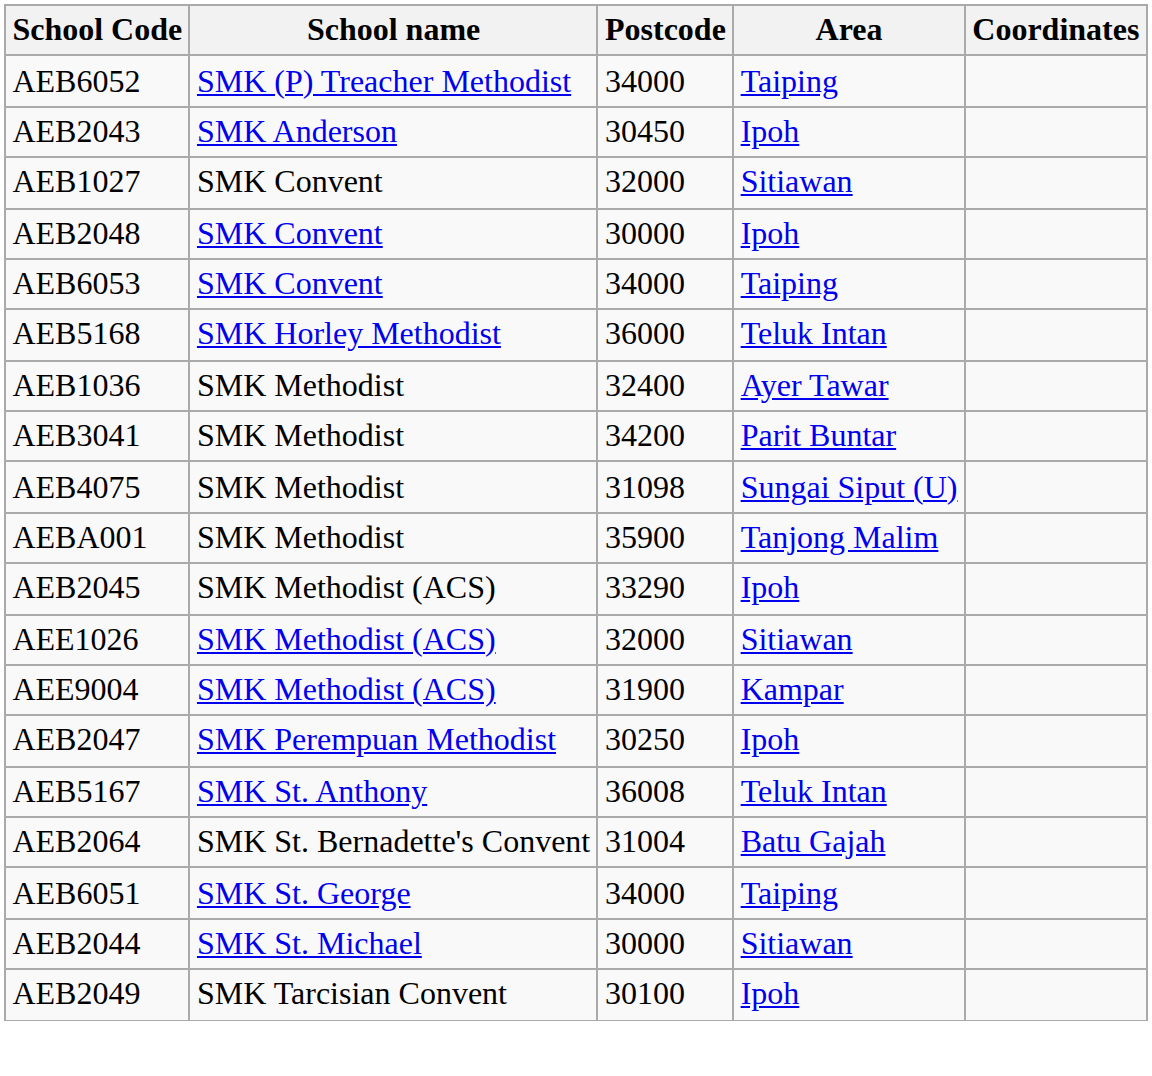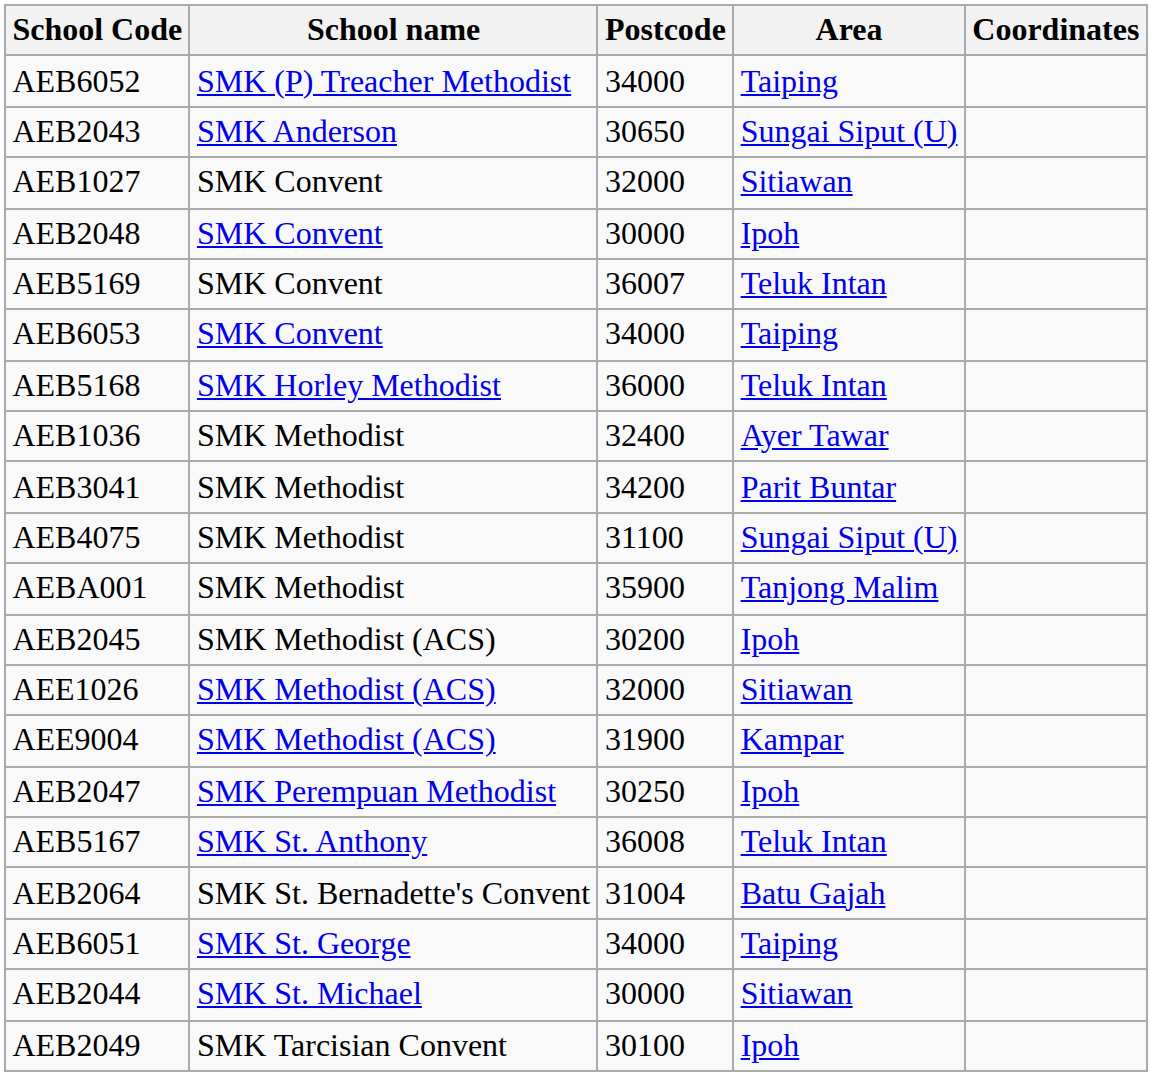(645, 131) 30450 -> (645, 131) 30650
(770, 131) Ipoh -> (849, 131) Sungai Siput (U)
+ row: (76, 283)
(645, 486) 31098 -> (644, 537) 31100
(645, 588) 33290 -> (645, 638) 30200
